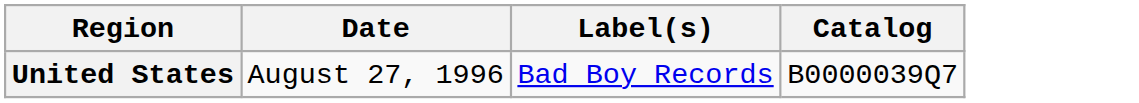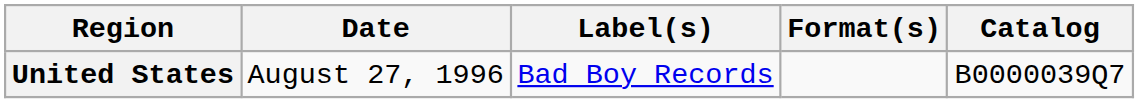+ column: (864, 28)
